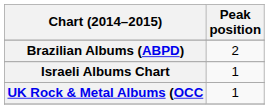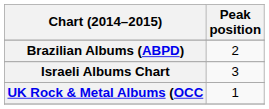(235, 72) 1 -> (235, 72) 3
